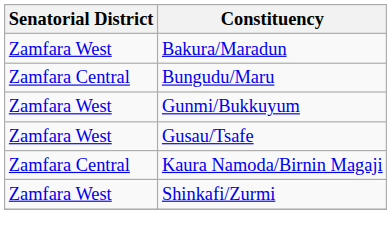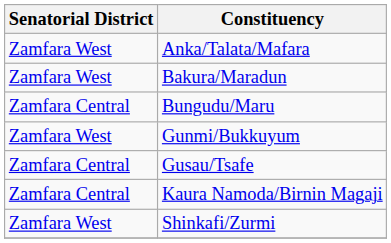+ row: (236, 48)
(60, 135) Zamfara West -> (69, 164) Zamfara Central
